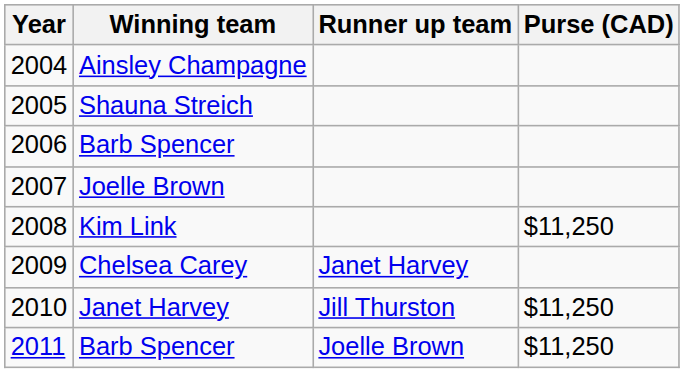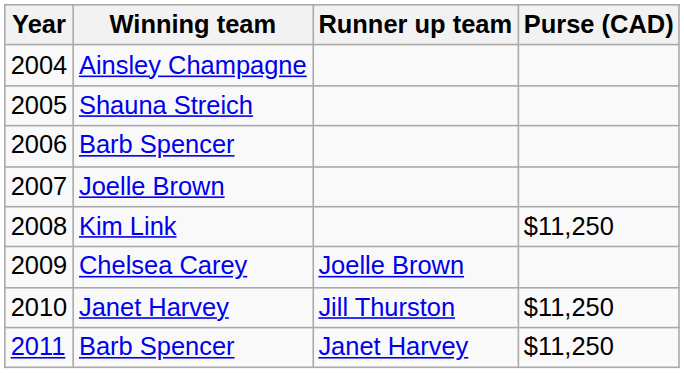(393, 266) Janet Harvey -> (391, 266) Joelle Brown
(391, 347) Joelle Brown -> (393, 347) Janet Harvey
